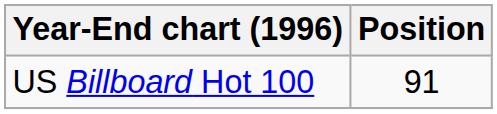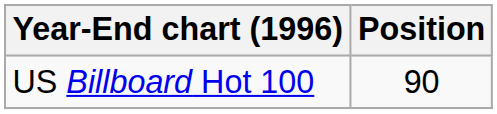(422, 81) 91 -> (422, 81) 90
